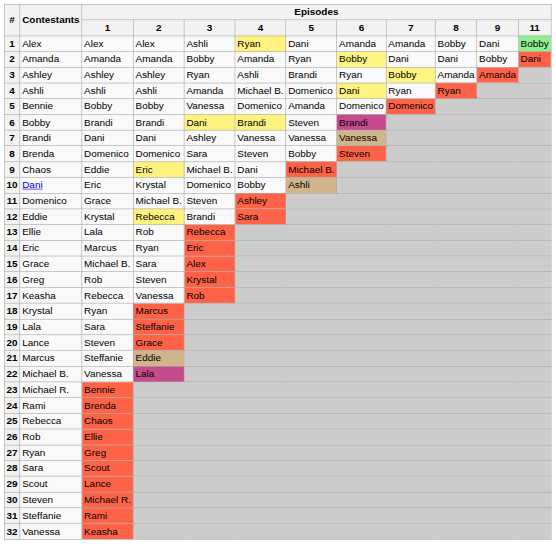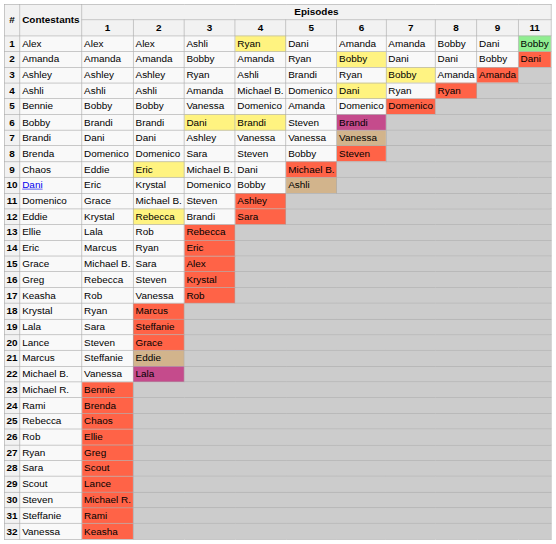(93, 279) Rob -> (104, 279) Rebecca
(104, 295) Rebecca -> (93, 295) Rob
